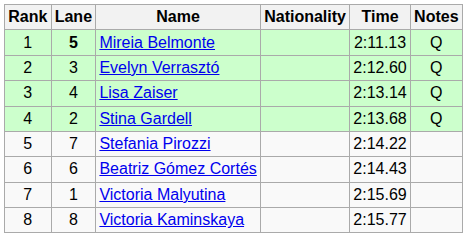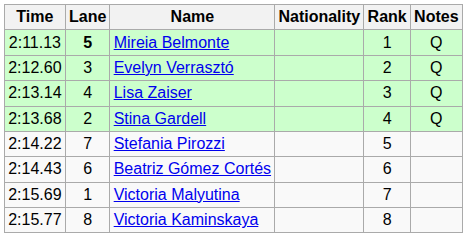columns swapped: (28, 17) <-> (380, 17)
